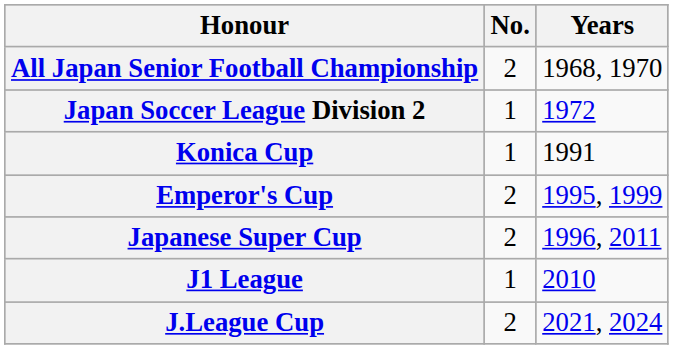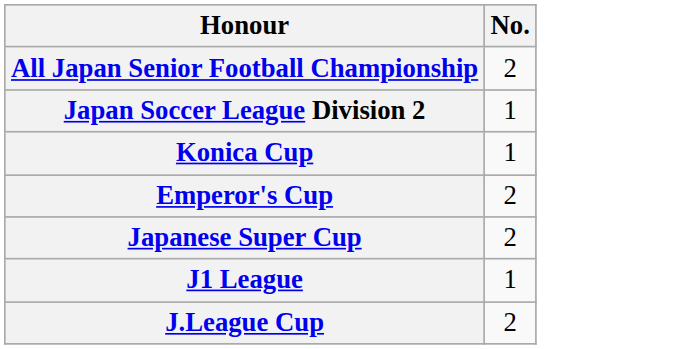- column: (602, 25)
